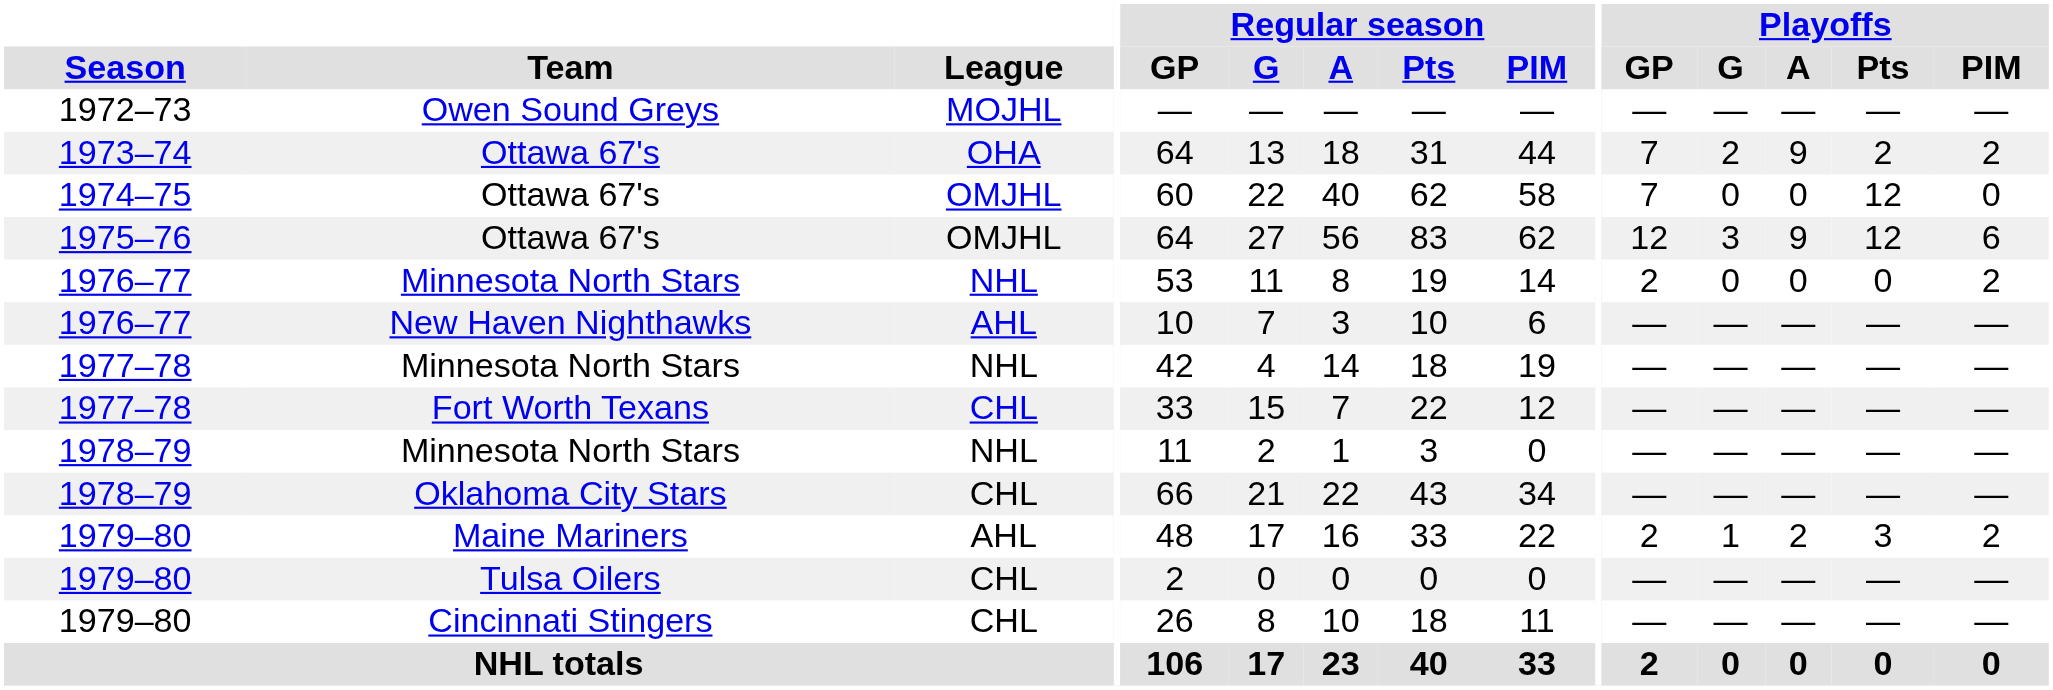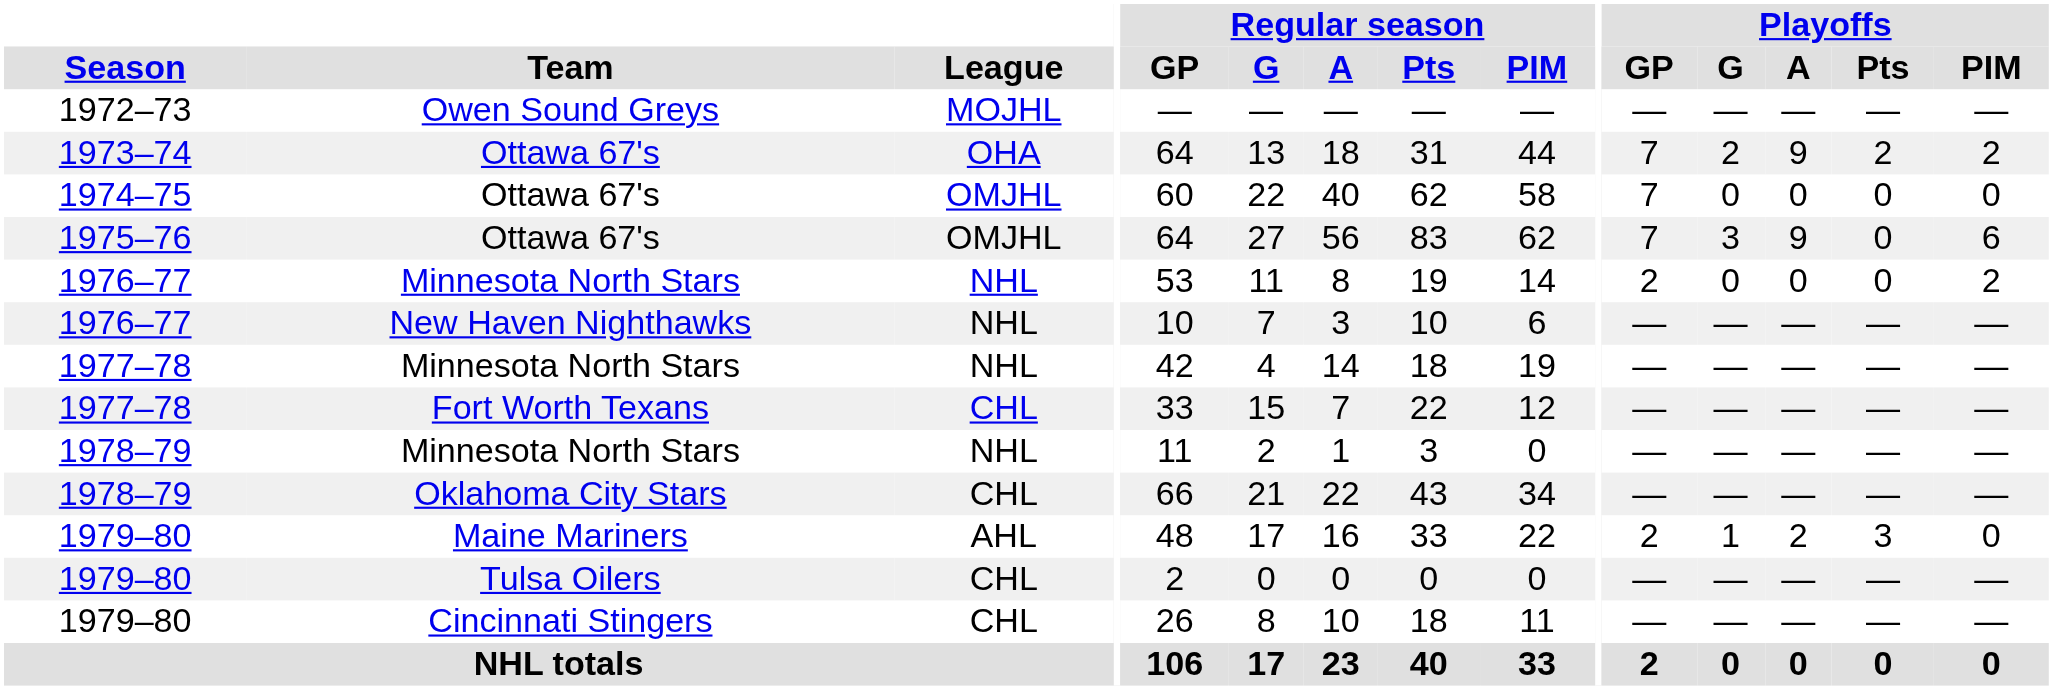(1883, 195) 12 -> (1883, 195) 0
(1649, 237) 12 -> (1649, 237) 7
(1883, 237) 12 -> (1883, 237) 0
(1004, 322) AHL -> (1004, 322) NHL
(1991, 535) 2 -> (1991, 535) 0
